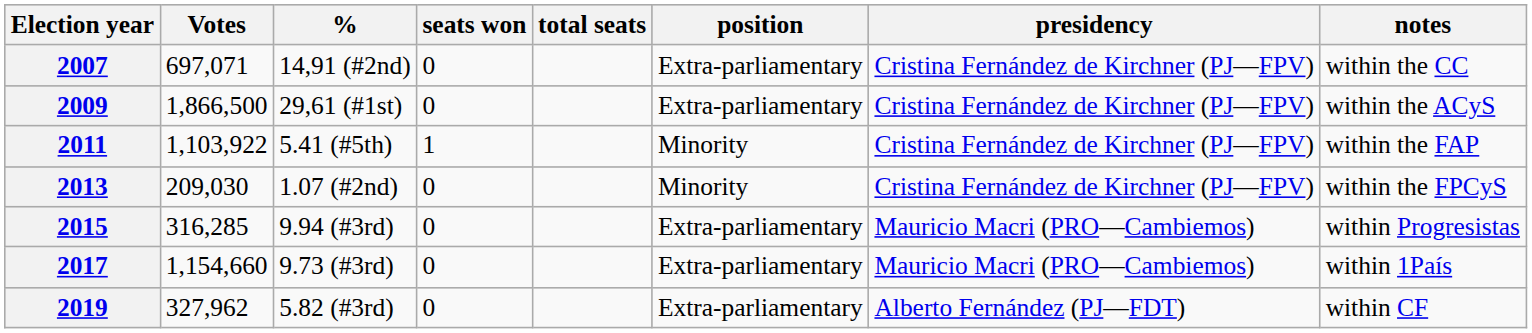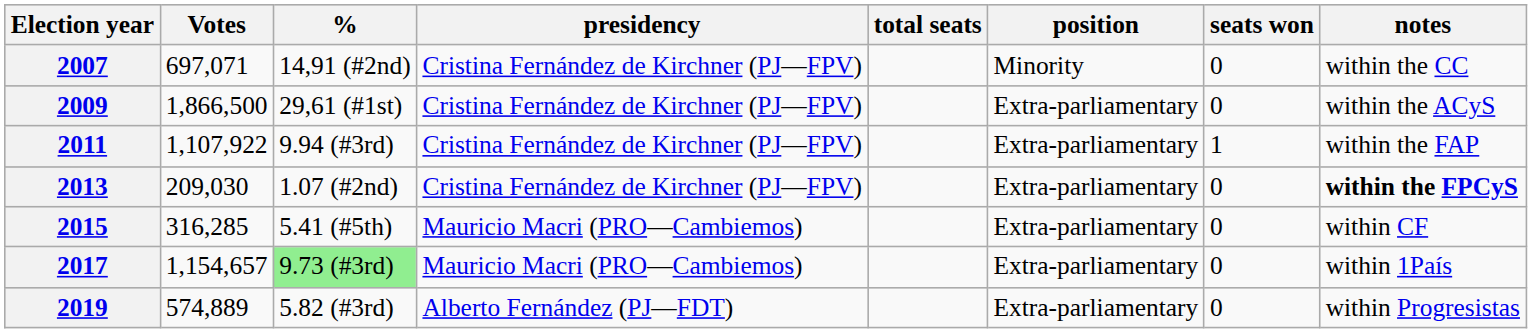columns swapped: (474, 24) <-> (1094, 24)
(760, 65) Extra-parliamentary -> (1039, 65) Minority
(217, 145) 1,103,922 -> (217, 145) 1,107,922
(336, 145) 5.41 (#5th) -> (337, 145) 9.94 (#3rd)
(703, 145) Minority -> (1096, 145) Extra-parliamentary
(703, 186) Minority -> (1096, 186) Extra-parliamentary
(1416, 186) normal -> (1422, 186) bold
(337, 226) 9.94 (#3rd) -> (336, 226) 5.41 (#5th)
(1423, 226) within Progresistas -> (1377, 226) within CF
(217, 266) 1,154,660 -> (217, 266) 1,154,657
(337, 266) no background -> (337, 266) lightgreen background
(207, 307) 327,962 -> (207, 307) 574,889
(1377, 307) within CF -> (1423, 307) within Progresistas
